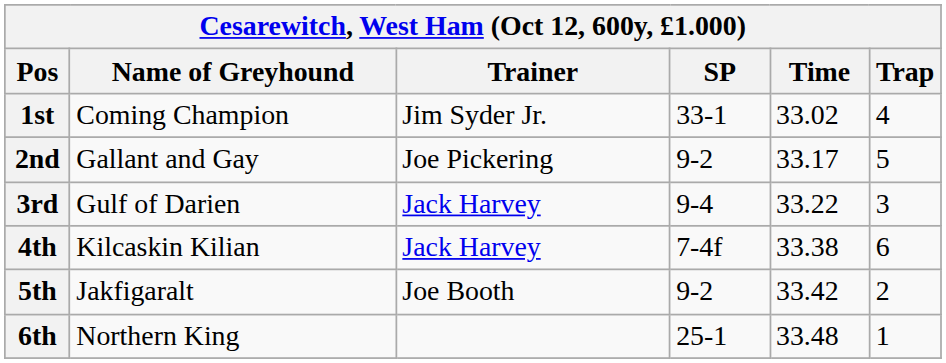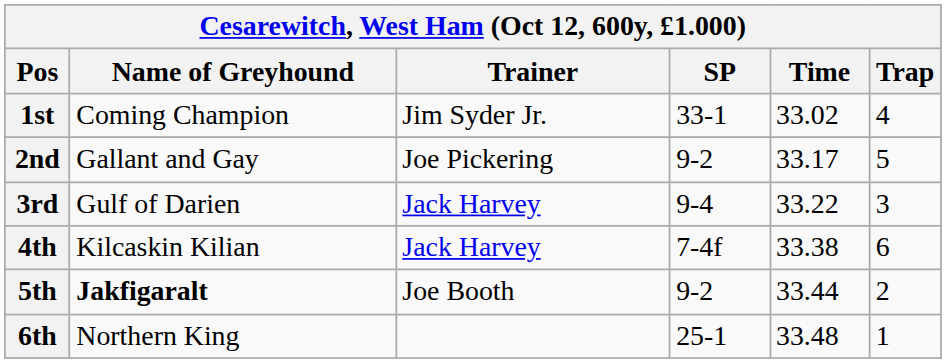(135, 291) normal -> (142, 291) bold
(807, 291) 33.42 -> (807, 291) 33.44
